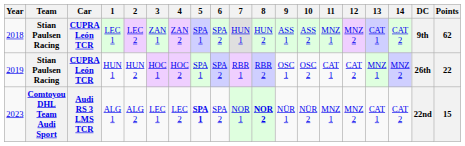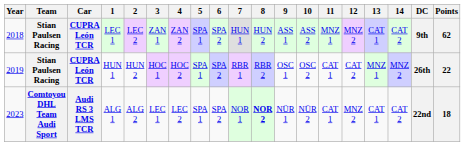(200, 114) bold -> (200, 114) normal
(331, 114) MNZ 1 -> (330, 114) CAT 1
(447, 114) 15 -> (447, 114) 18
